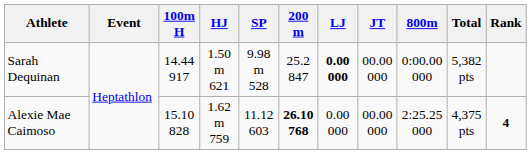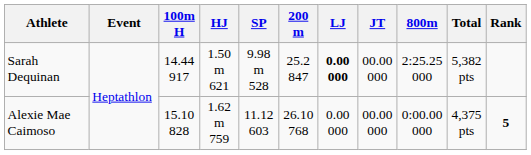(422, 69) 0:00.00 000 -> (422, 69) 2:25.25 000
(298, 123) bold -> (298, 123) normal
(422, 123) 2:25.25 000 -> (422, 123) 0:00.00 000
(506, 123) 4 -> (506, 123) 5
